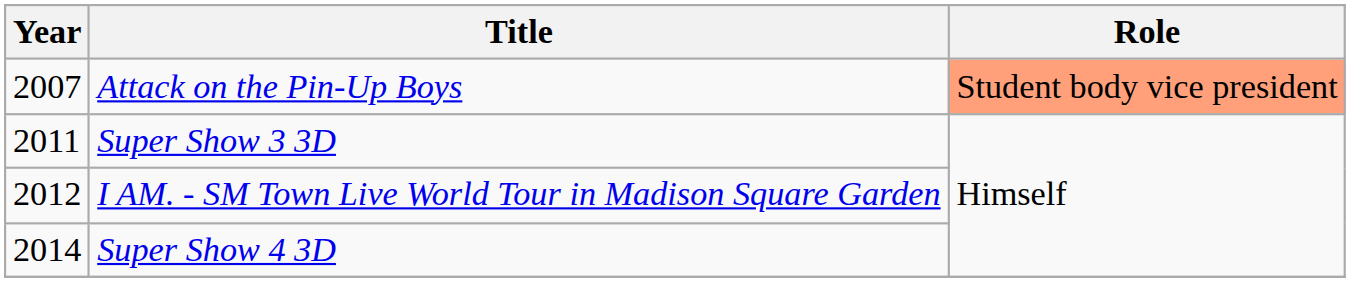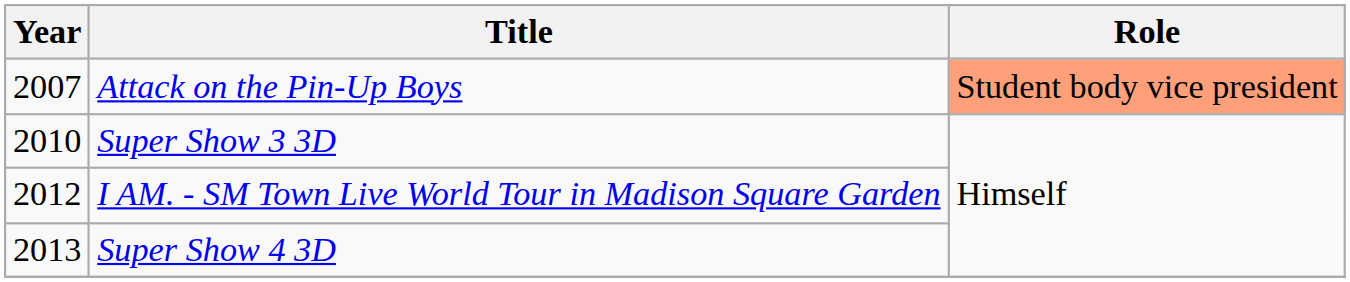(47, 140) 2011 -> (47, 140) 2010
(47, 248) 2014 -> (47, 248) 2013
